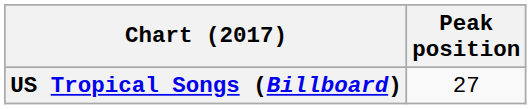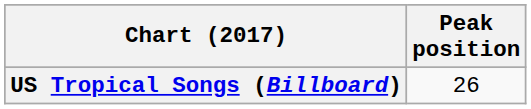(466, 86) 27 -> (466, 86) 26
